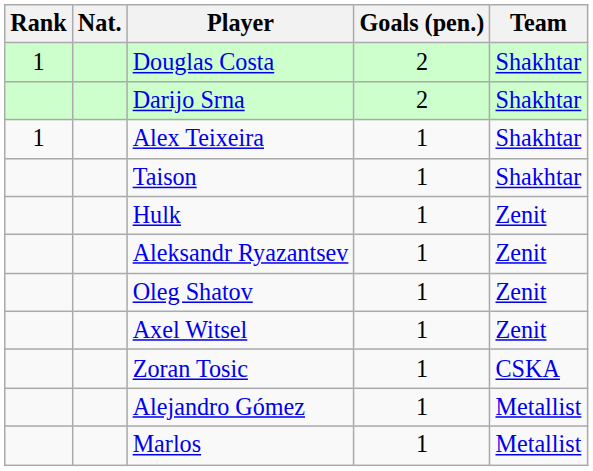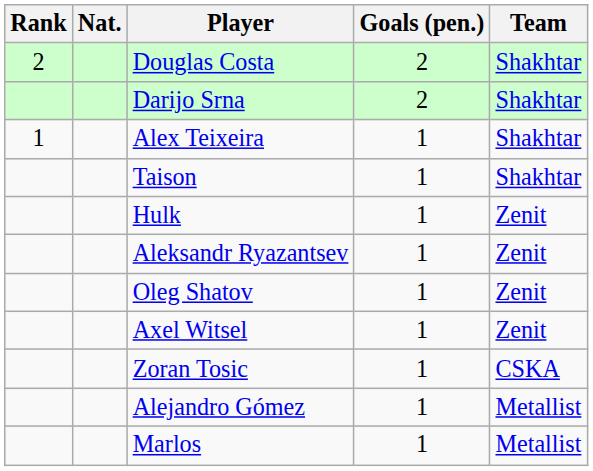(39, 61) 1 -> (39, 61) 2
